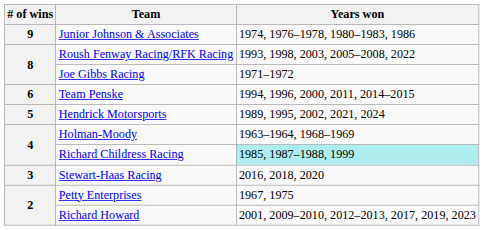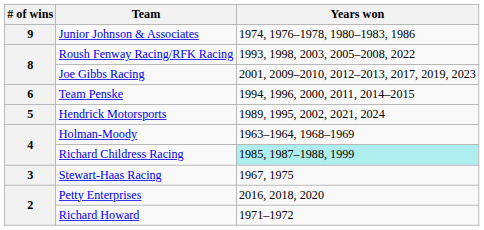(266, 74) 1971–1972 -> (357, 74) 2001, 2009–2010, 2012–2013, 2017, 2019, 2023
(281, 175) 2016, 2018, 2020 -> (266, 175) 1967, 1975
(266, 195) 1967, 1975 -> (281, 195) 2016, 2018, 2020
(357, 215) 2001, 2009–2010, 2012–2013, 2017, 2019, 2023 -> (266, 215) 1971–1972
